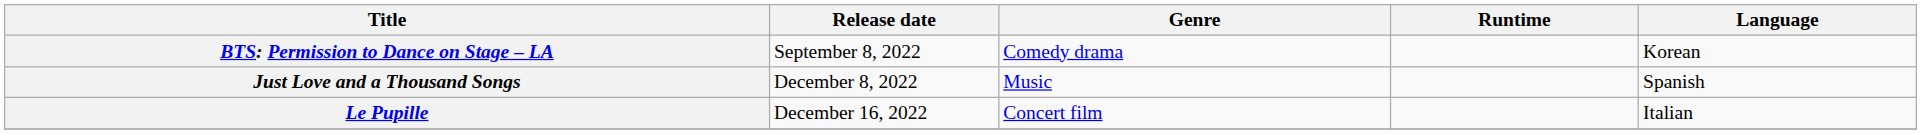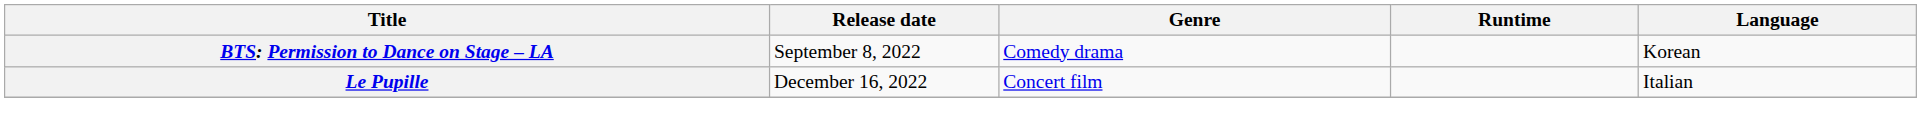- row: (387, 81)
